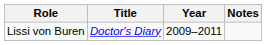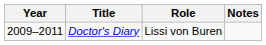columns swapped: (194, 13) <-> (46, 13)
